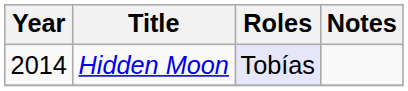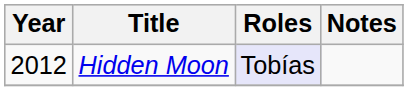(39, 64) 2014 -> (39, 64) 2012
